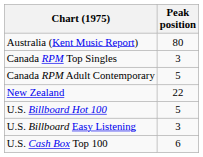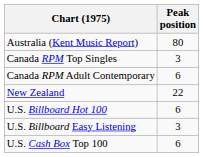(178, 76) 5 -> (178, 76) 6
(178, 110) 5 -> (178, 110) 6
